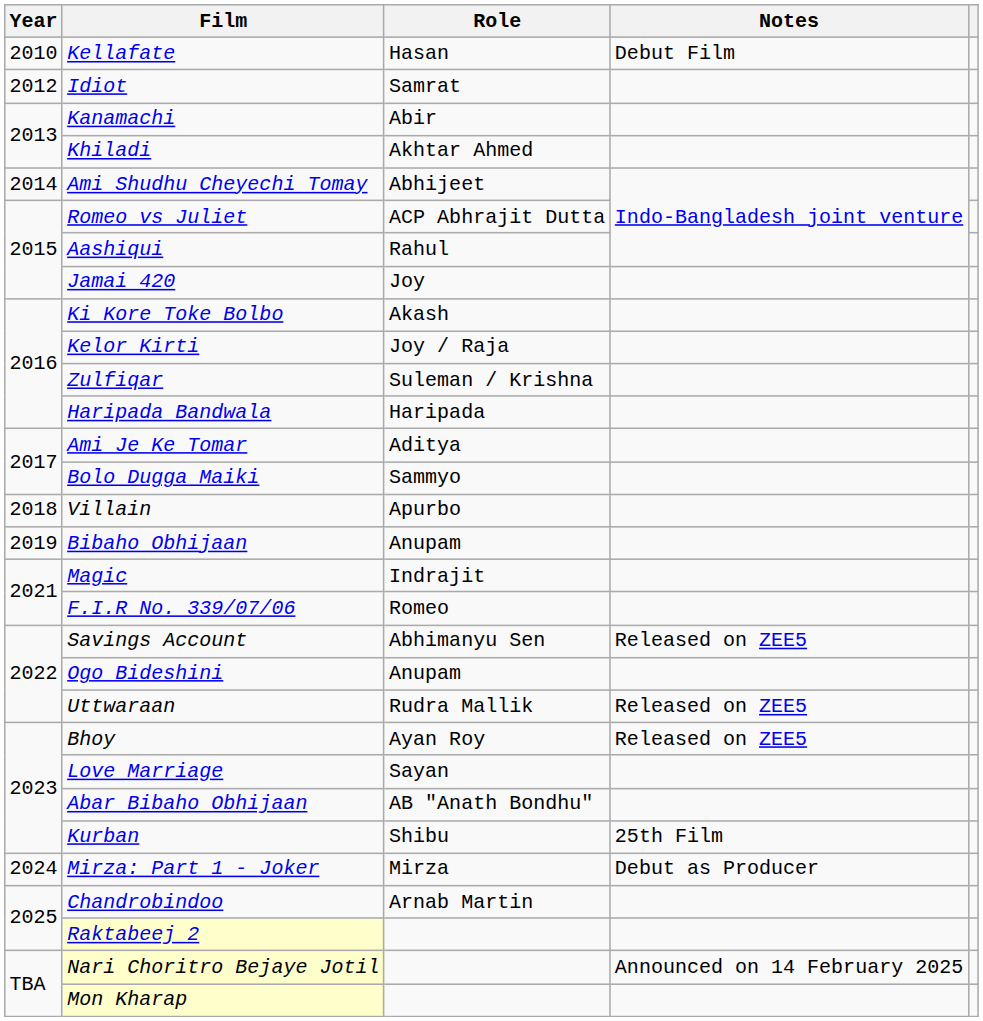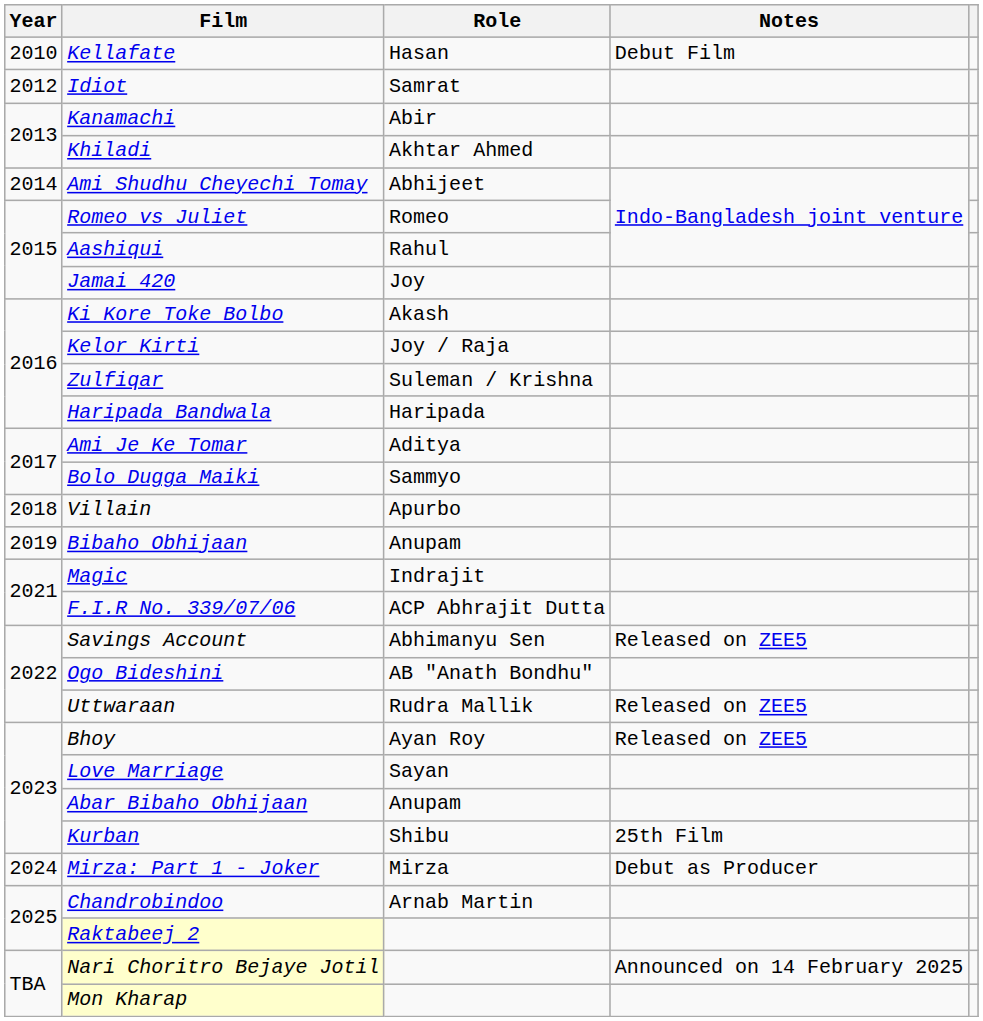(497, 217) ACP Abhrajit Dutta -> (419, 217) Romeo
(419, 608) Romeo -> (497, 608) ACP Abhrajit Dutta
(425, 674) Anupam -> (491, 674) AB "Anath Bondhu"
(491, 804) AB "Anath Bondhu" -> (425, 804) Anupam
